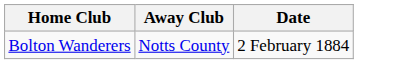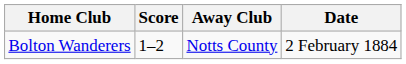+ column: (159, 17)
